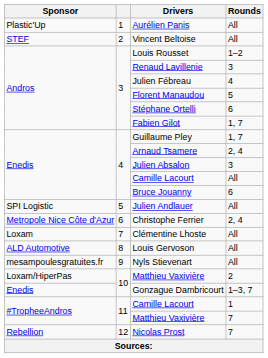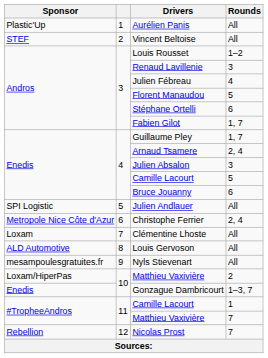(233, 178) All -> (230, 178) 5
